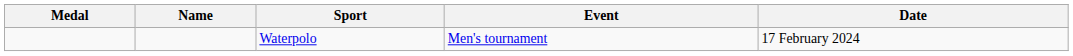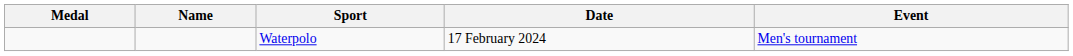columns swapped: (601, 16) <-> (913, 16)
